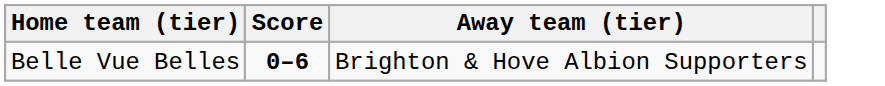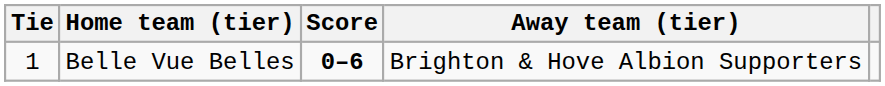+ column: (32, 24)
